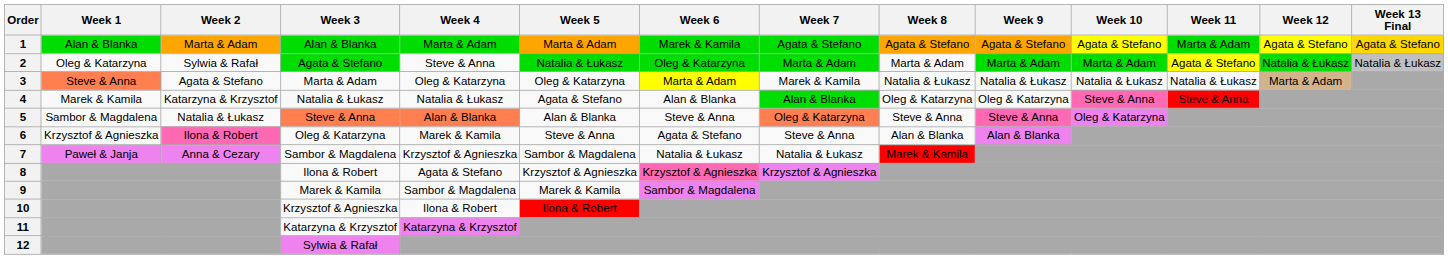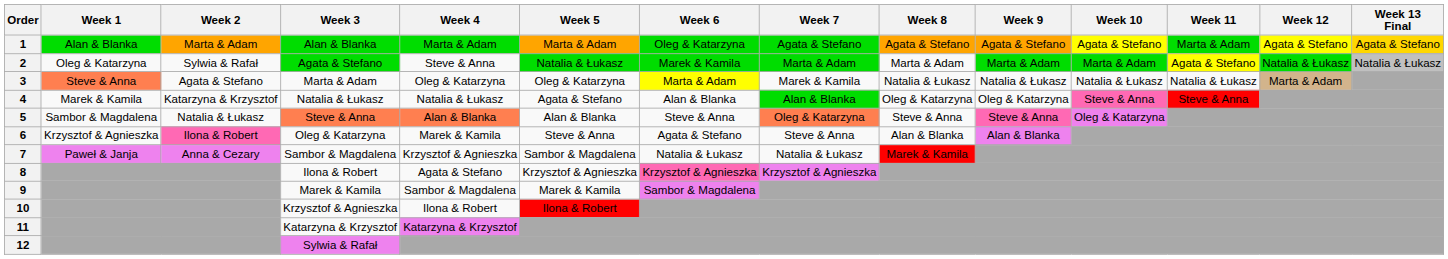(700, 44) Marek & Kamila -> (700, 44) Oleg & Katarzyna
(700, 62) Oleg & Katarzyna -> (700, 62) Marek & Kamila
